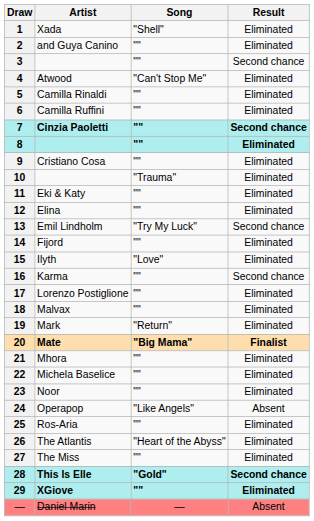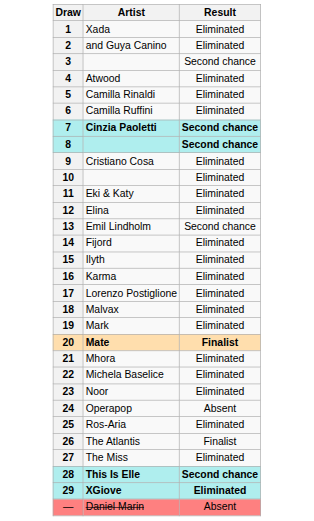- column: (179, 12)
(269, 144) Eliminated -> (220, 144) Second chance
(269, 276) Second chance -> (220, 276) Eliminated
(269, 441) Eliminated -> (220, 441) Finalist
